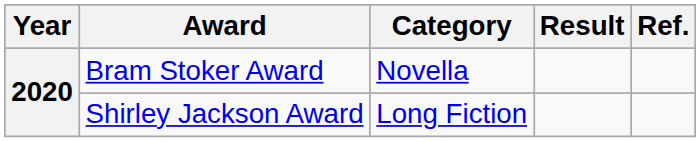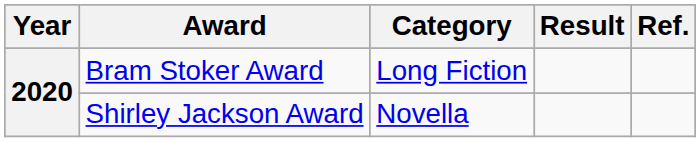(422, 70) Novella -> (452, 70) Long Fiction
(452, 114) Long Fiction -> (422, 114) Novella
